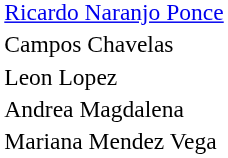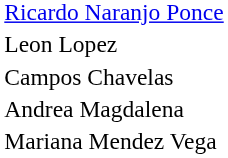rows swapped: (61, 77) <-> (89, 44)
